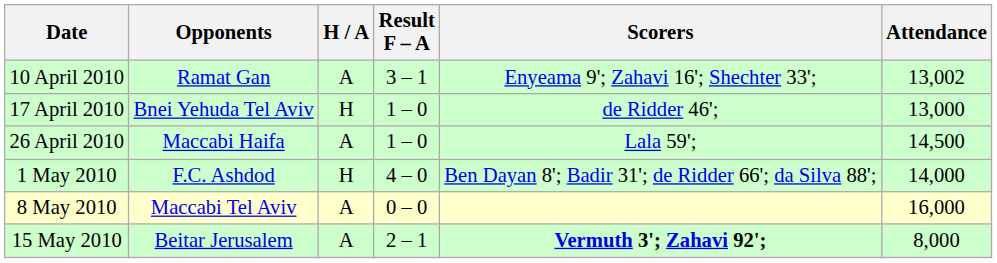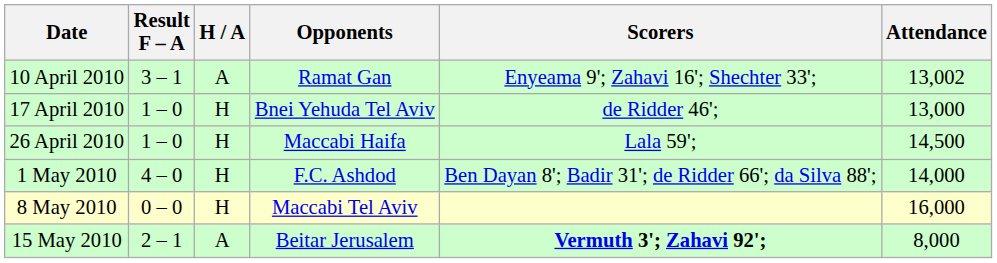columns swapped: (224, 32) <-> (407, 32)
(346, 142) A -> (222, 142) H
(346, 207) A -> (222, 207) H
